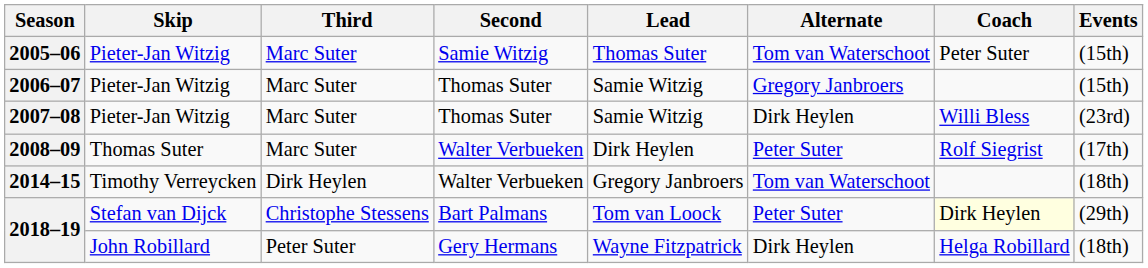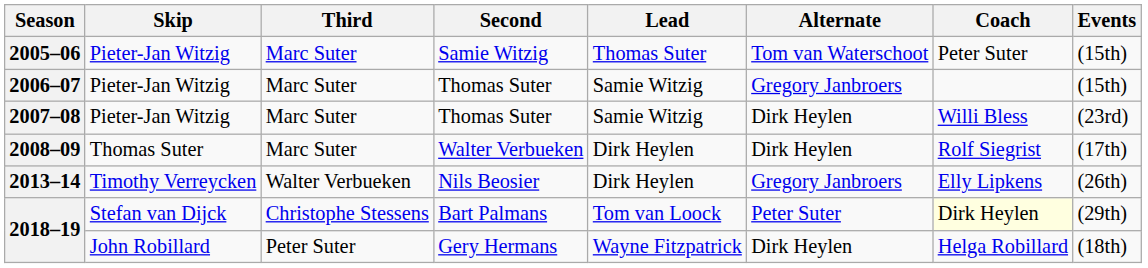(798, 149) Peter Suter -> (802, 149) Dirk Heylen
+ row: (45, 181)
- row: (45, 181)
